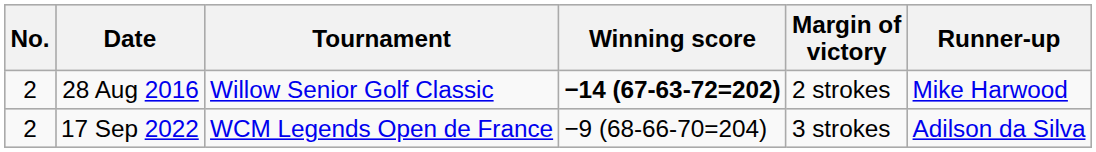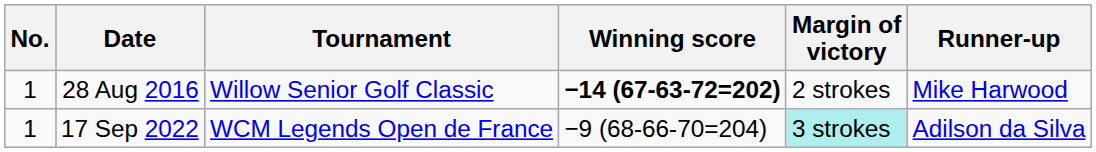(30, 90) 2 -> (30, 90) 1
(30, 128) 2 -> (30, 128) 1
(841, 128) no background -> (841, 128) paleturquoise background
